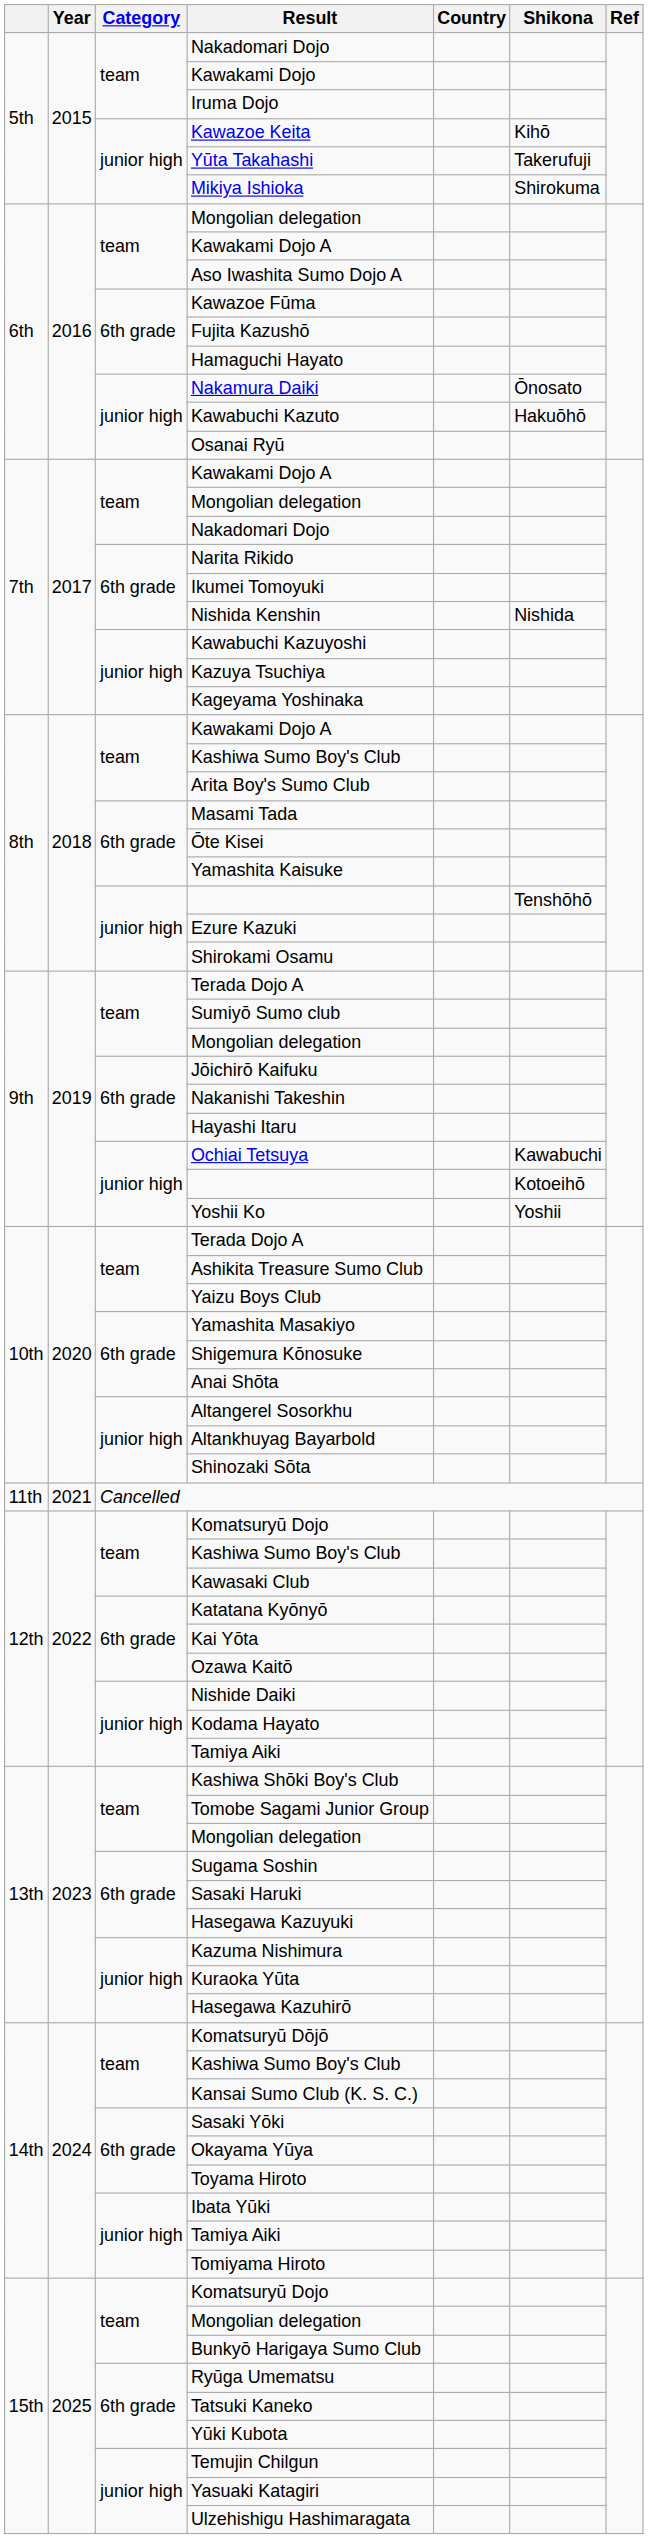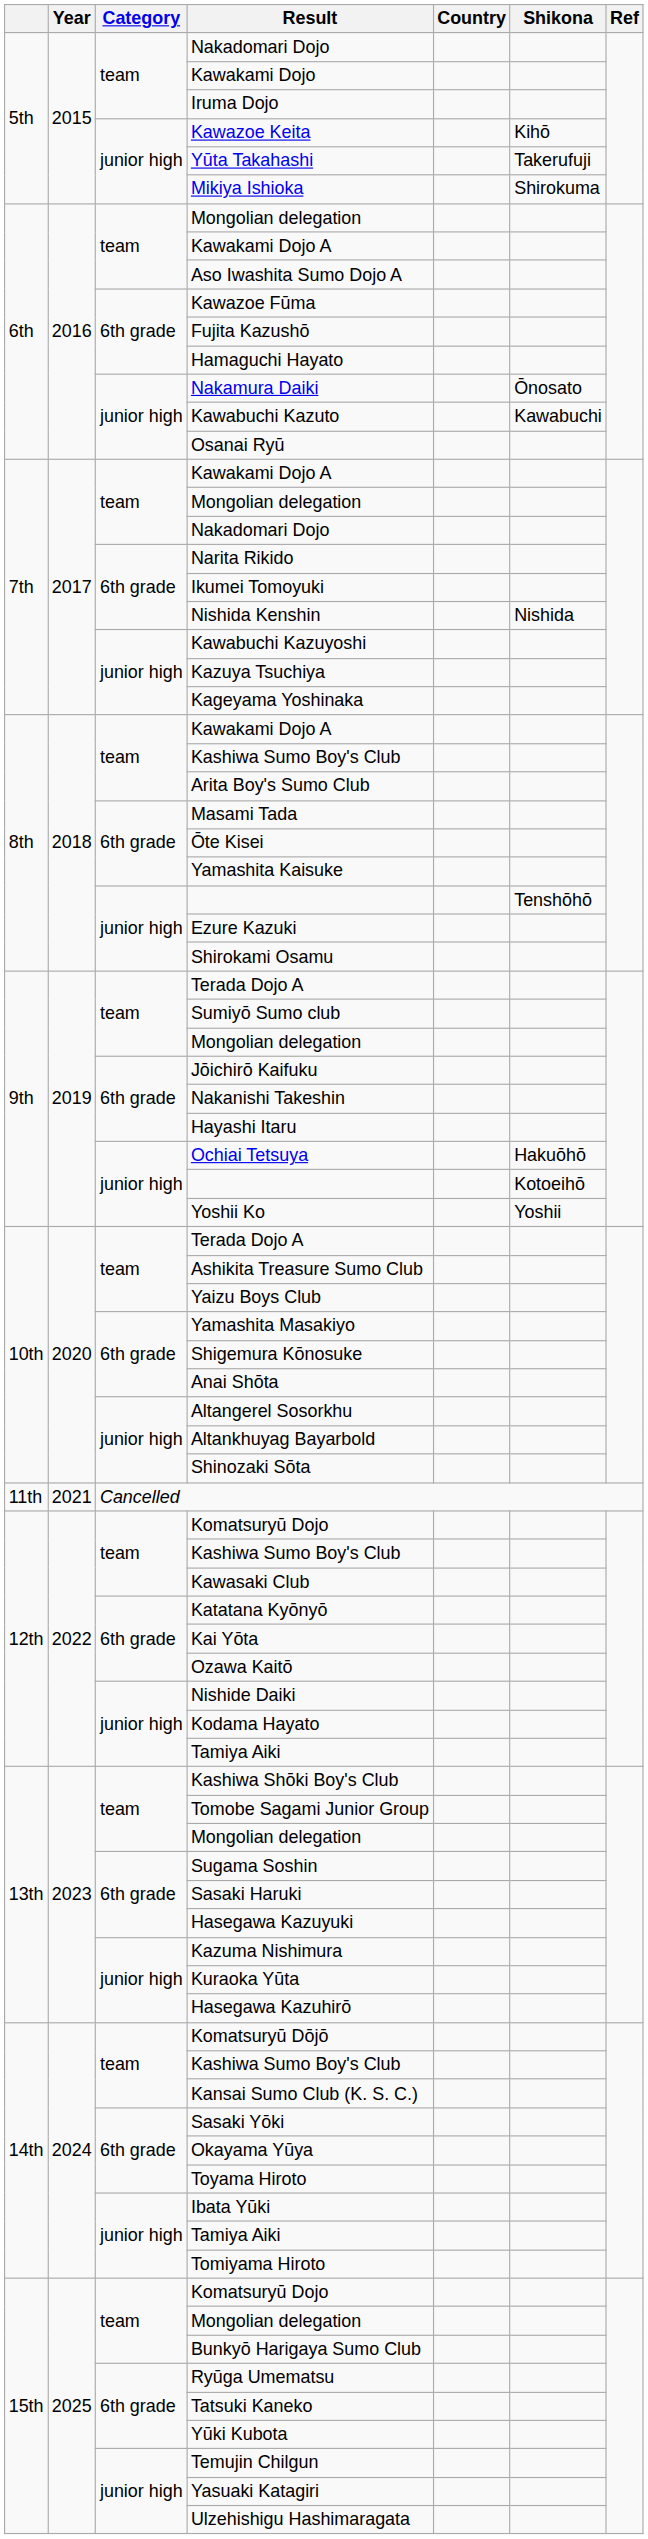(550, 416) Hakuōhō -> (558, 416) Kawabuchi
(558, 1155) Kawabuchi -> (550, 1155) Hakuōhō
